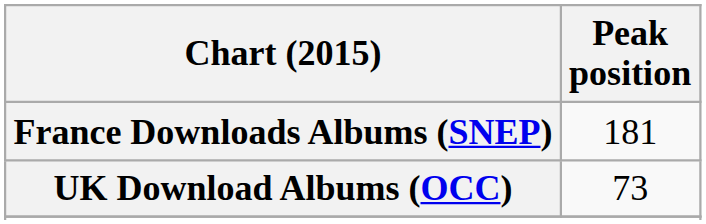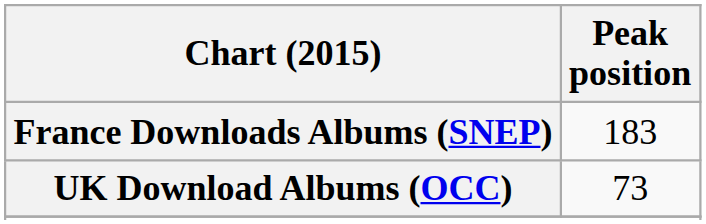(630, 130) 181 -> (630, 130) 183
